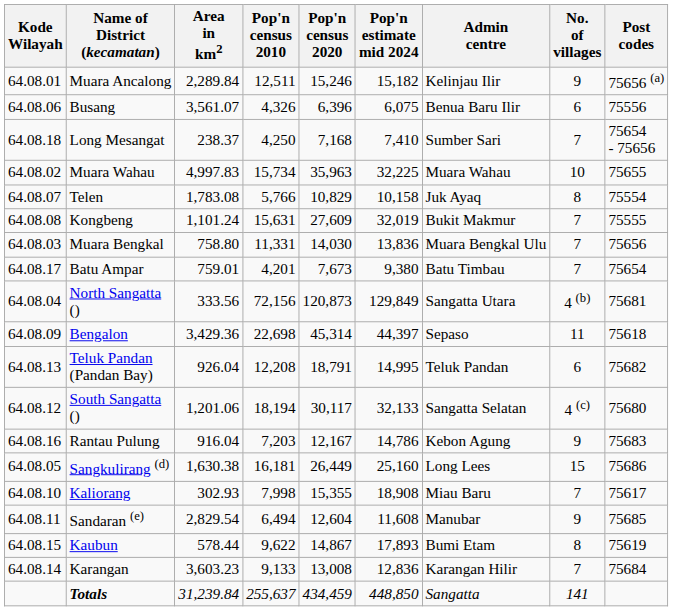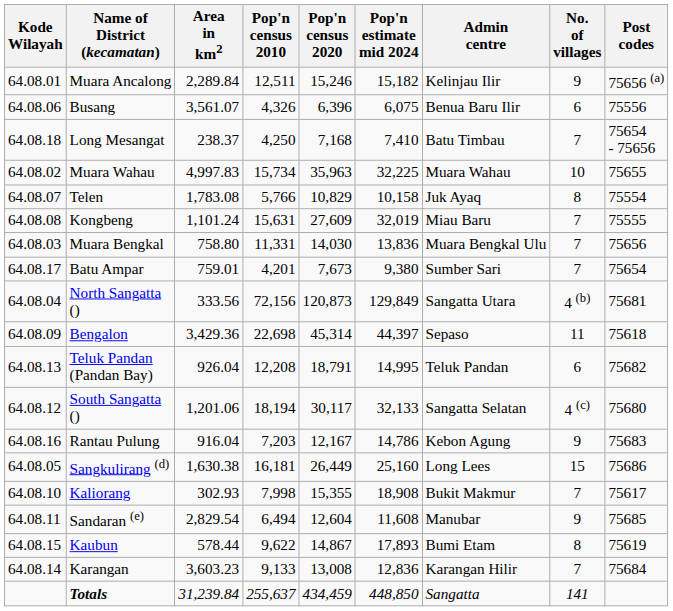(463, 139) Sumber Sari -> (465, 139) Batu Timbau
(470, 220) Bukit Makmur -> (458, 220) Miau Baru
(465, 268) Batu Timbau -> (463, 268) Sumber Sari
(458, 493) Miau Baru -> (470, 493) Bukit Makmur
